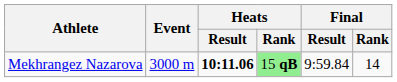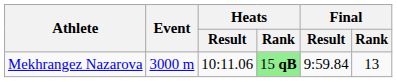(227, 64) bold -> (227, 64) normal
(372, 64) 14 -> (372, 64) 13
